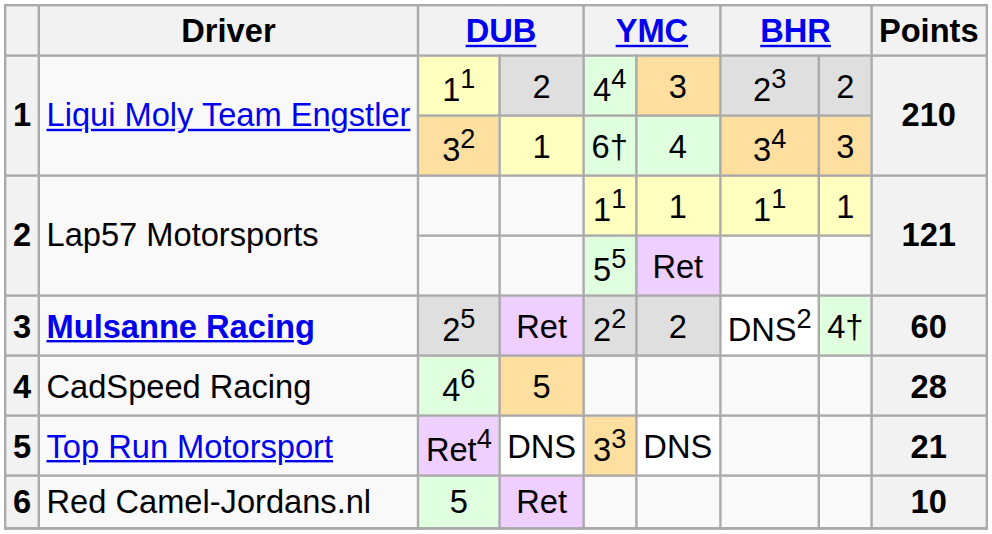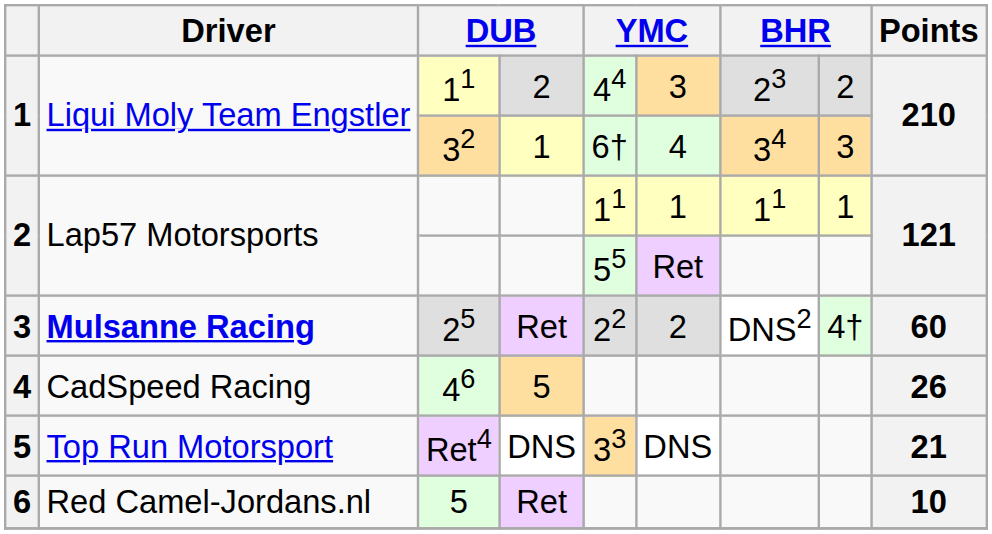(929, 386) 28 -> (929, 386) 26
